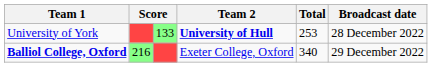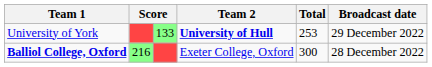(378, 33) 28 December 2022 -> (378, 33) 29 December 2022
(308, 52) 340 -> (308, 52) 300
(378, 52) 29 December 2022 -> (378, 52) 28 December 2022
